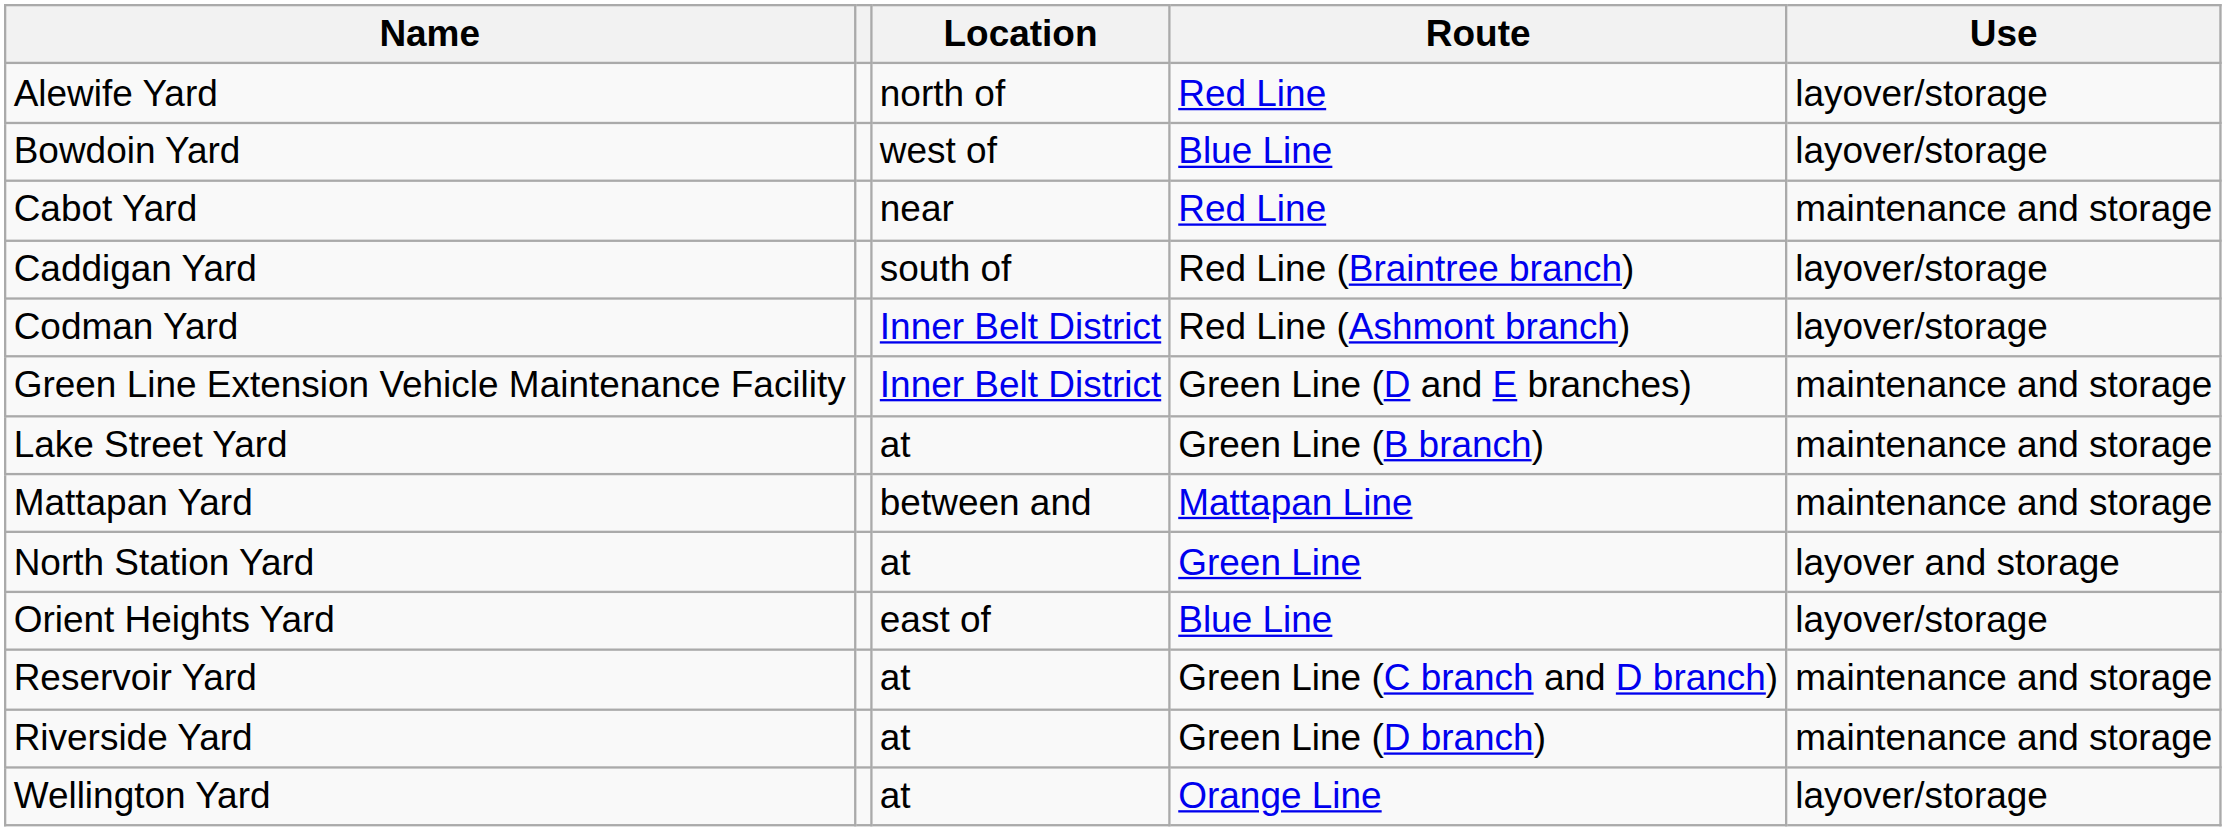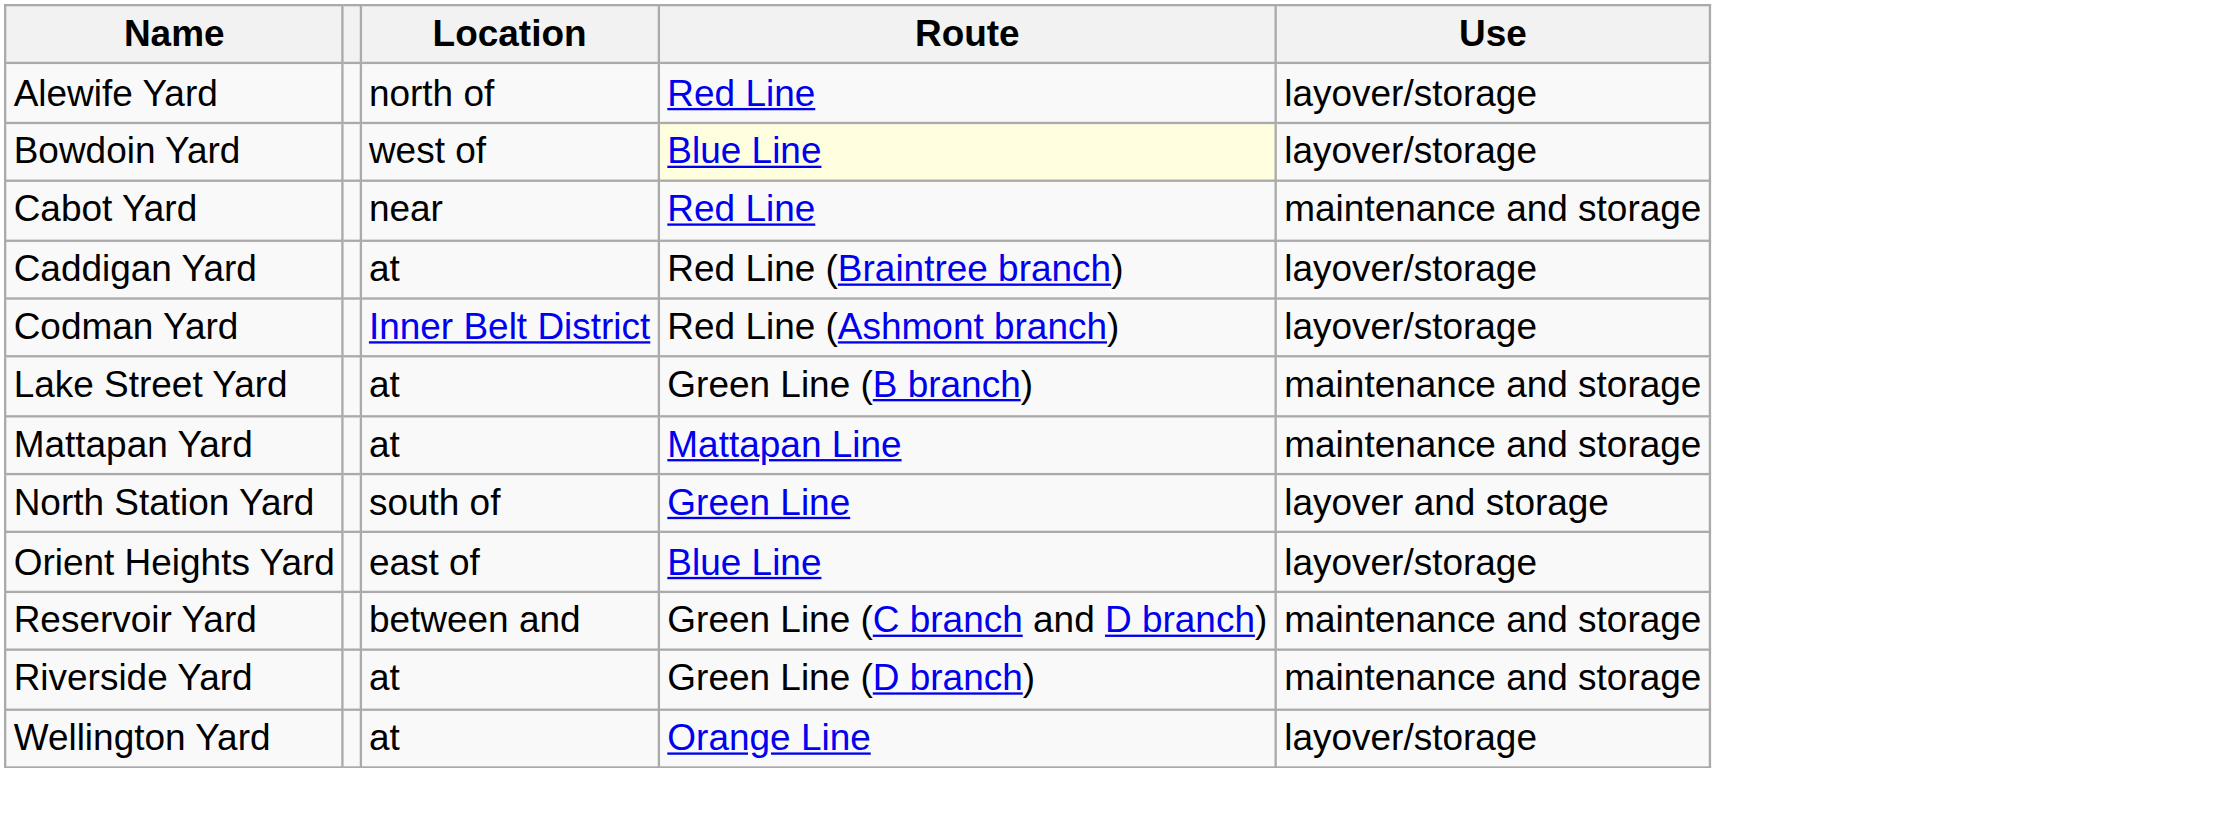(1255, 151) no background -> (744, 151) lightyellow background
(946, 268) south of -> (384, 268) at
- row: (430, 385)
(986, 502) between and -> (384, 444) at
(895, 561) at -> (435, 502) south of
(895, 678) at -> (475, 619) between and
